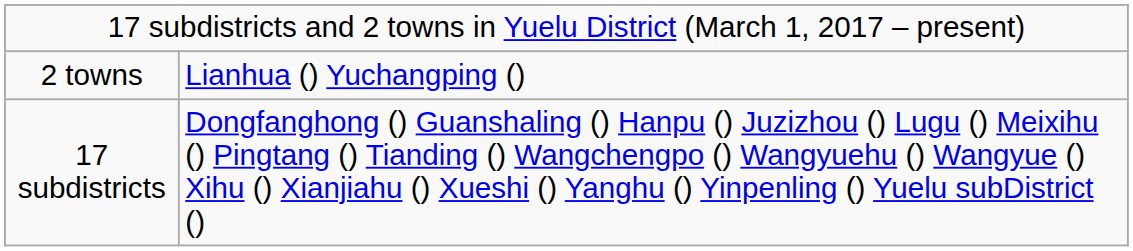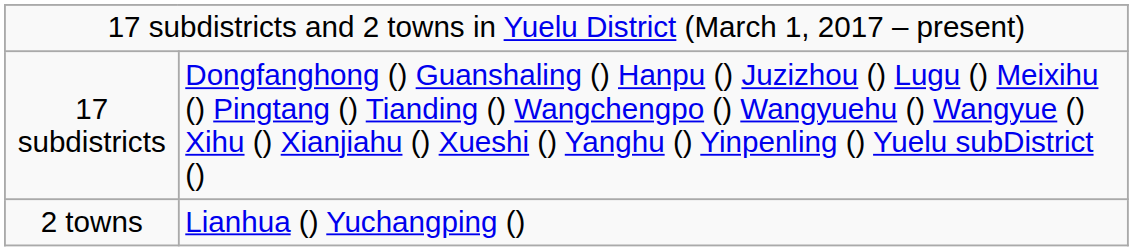rows swapped: (92, 171) <-> (92, 74)
